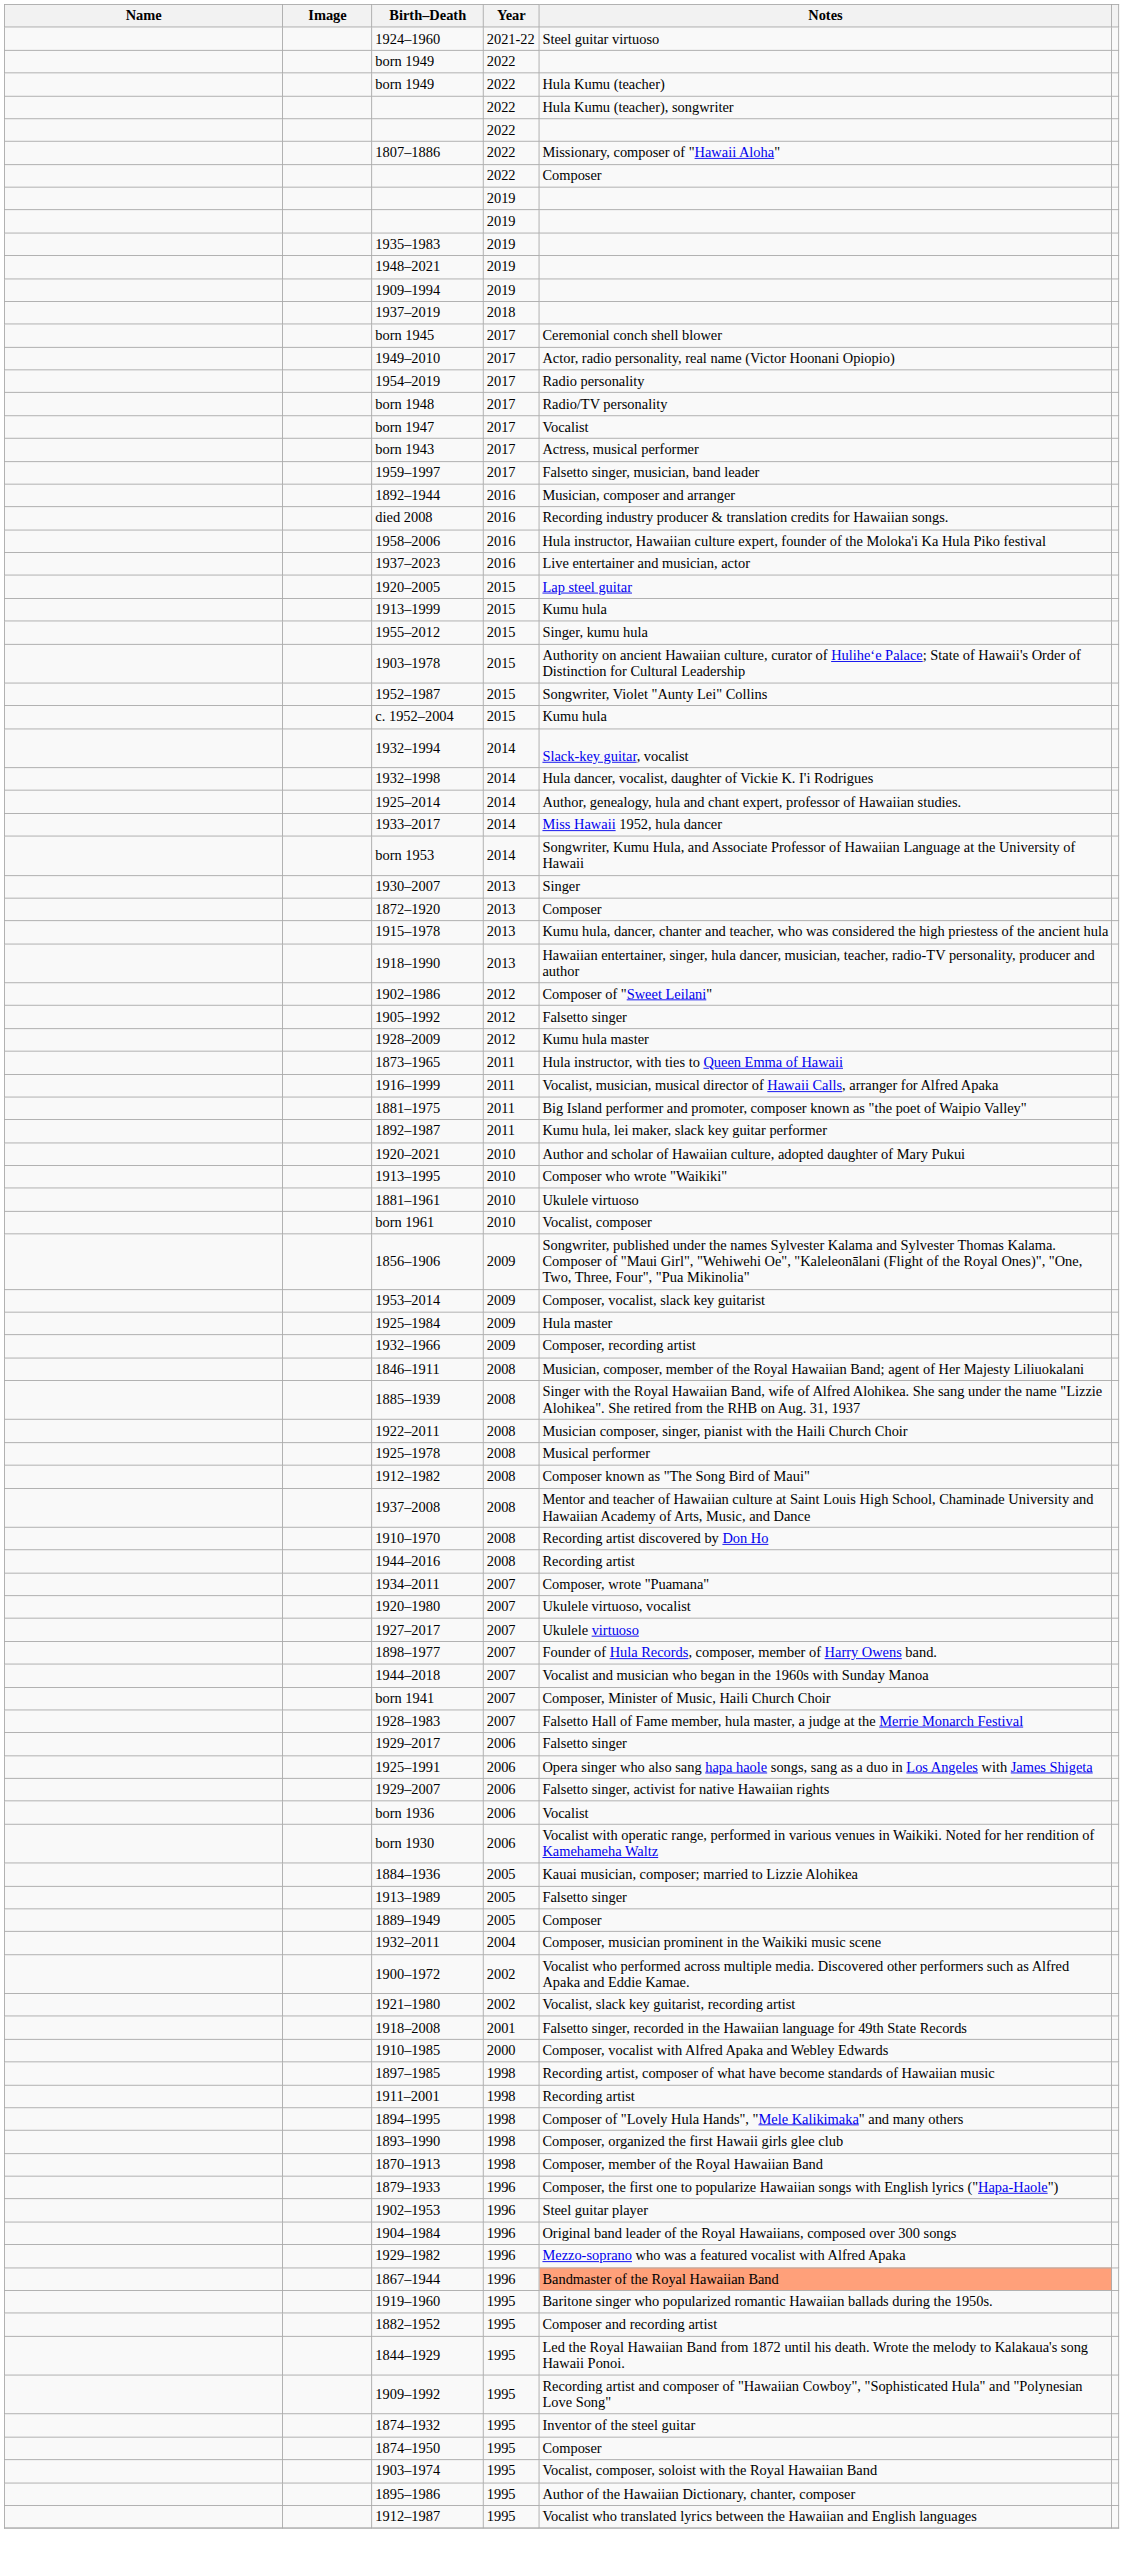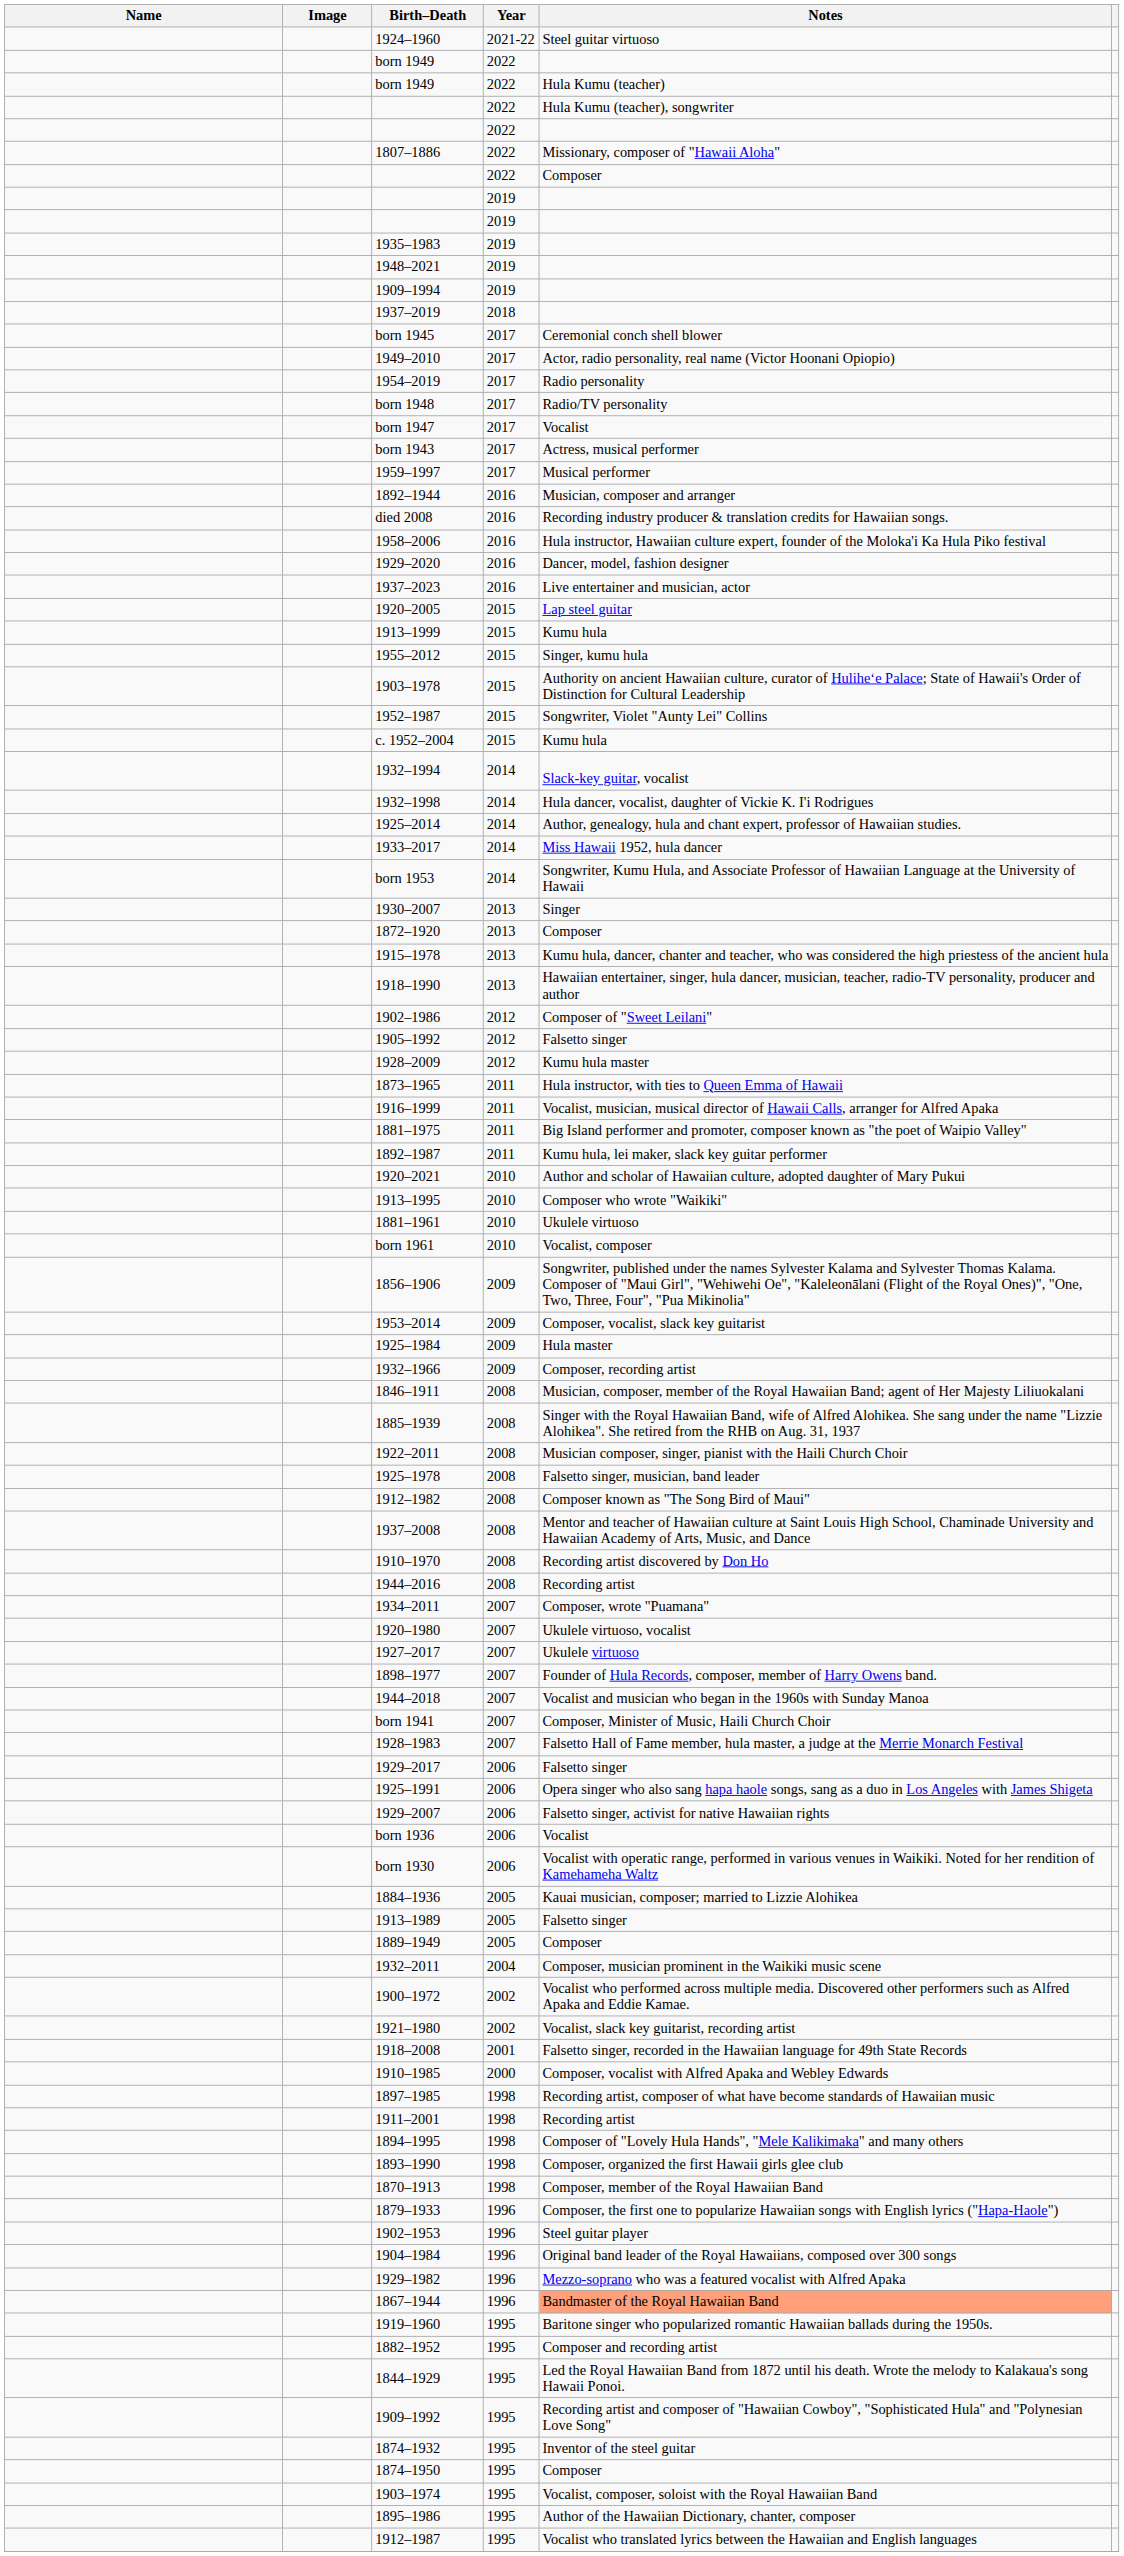(651, 472) Falsetto singer, musician, band leader -> (596, 472) Musical performer
+ row: (408, 564)
(596, 1453) Musical performer -> (651, 1476) Falsetto singer, musician, band leader
